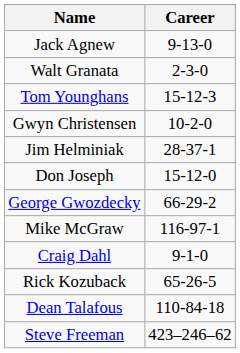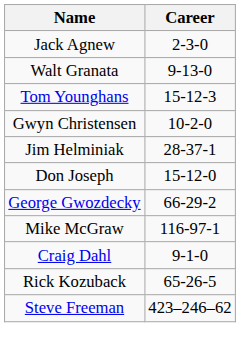(190, 44) 9-13-0 -> (190, 44) 2-3-0
(190, 70) 2-3-0 -> (190, 70) 9-13-0
- row: (75, 307)
